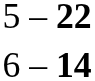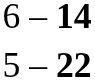rows swapped: (47, 65) <-> (47, 16)
